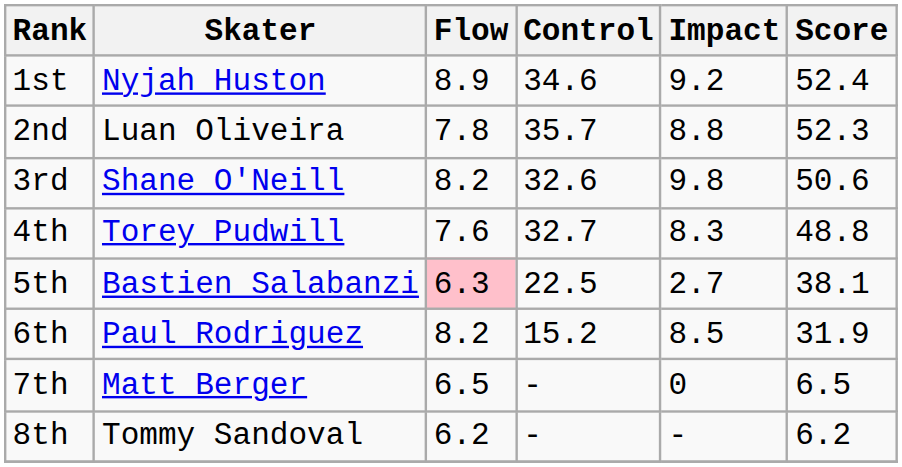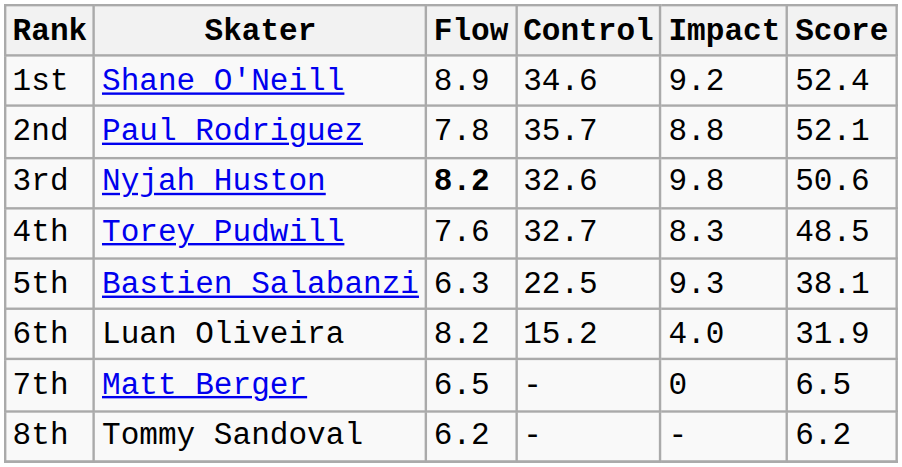(214, 81) Nyjah Huston -> (223, 81) Shane O'Neill
(223, 132) Luan Oliveira -> (233, 132) Paul Rodriguez
(832, 132) 52.3 -> (832, 132) 52.1
(223, 182) Shane O'Neill -> (214, 182) Nyjah Huston
(462, 182) normal -> (462, 182) bold
(832, 233) 48.8 -> (832, 233) 48.5
(462, 284) pink background -> (462, 284) no background
(696, 284) 2.7 -> (696, 284) 9.3
(233, 334) Paul Rodriguez -> (223, 334) Luan Oliveira
(696, 334) 8.5 -> (696, 334) 4.0
